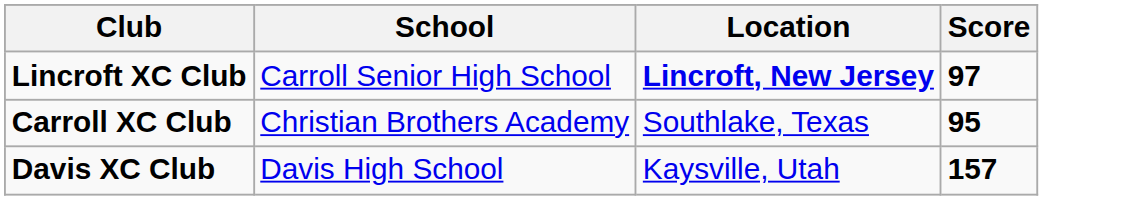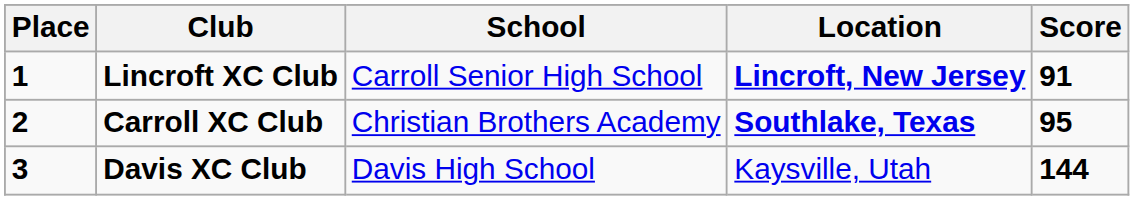+ column: (51, 28)
(964, 75) 97 -> (1056, 75) 91
(756, 122) normal -> (855, 122) bold
(972, 169) 157 -> (1064, 169) 144
